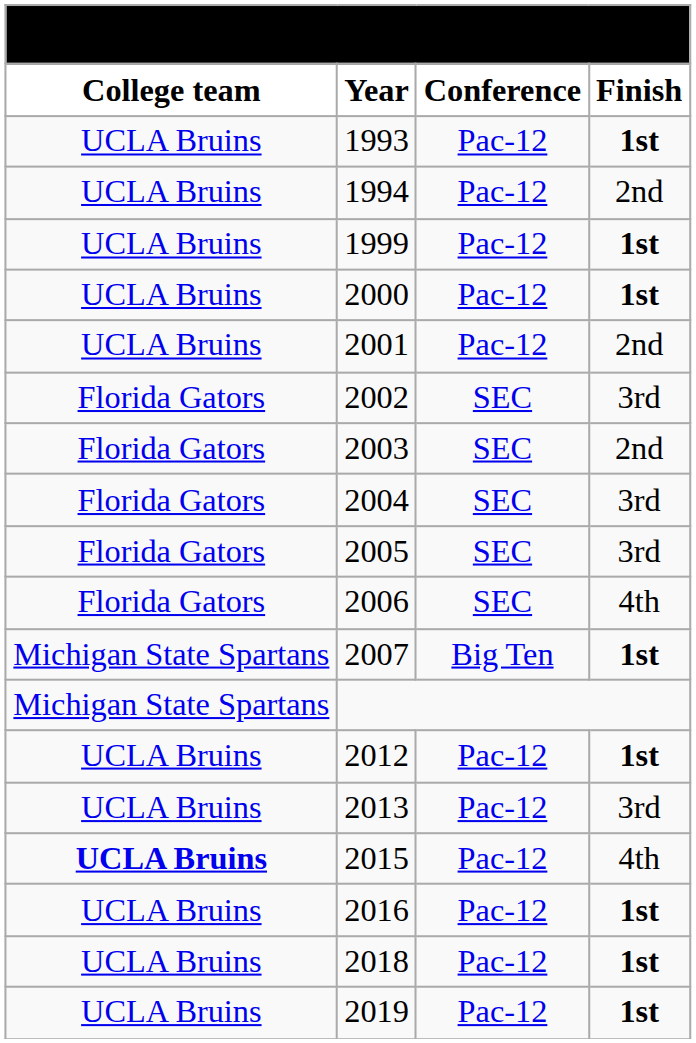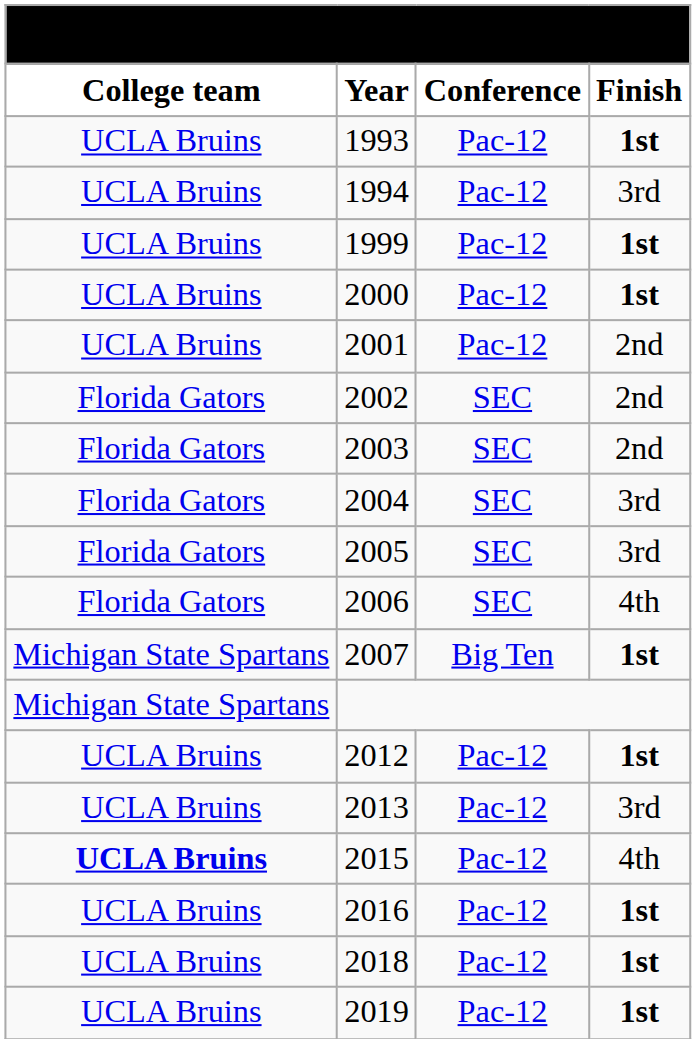(639, 191) 2nd -> (639, 191) 3rd
(639, 397) 3rd -> (639, 397) 2nd
